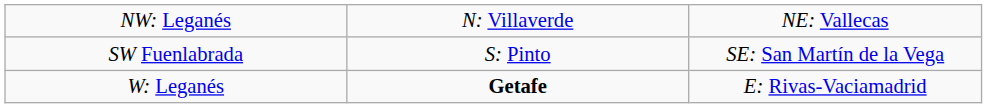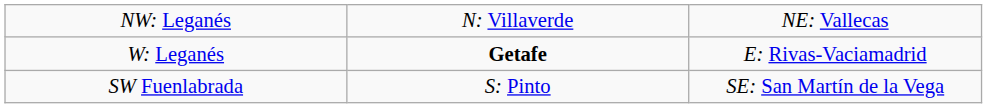rows swapped: (176, 86) <-> (176, 53)
